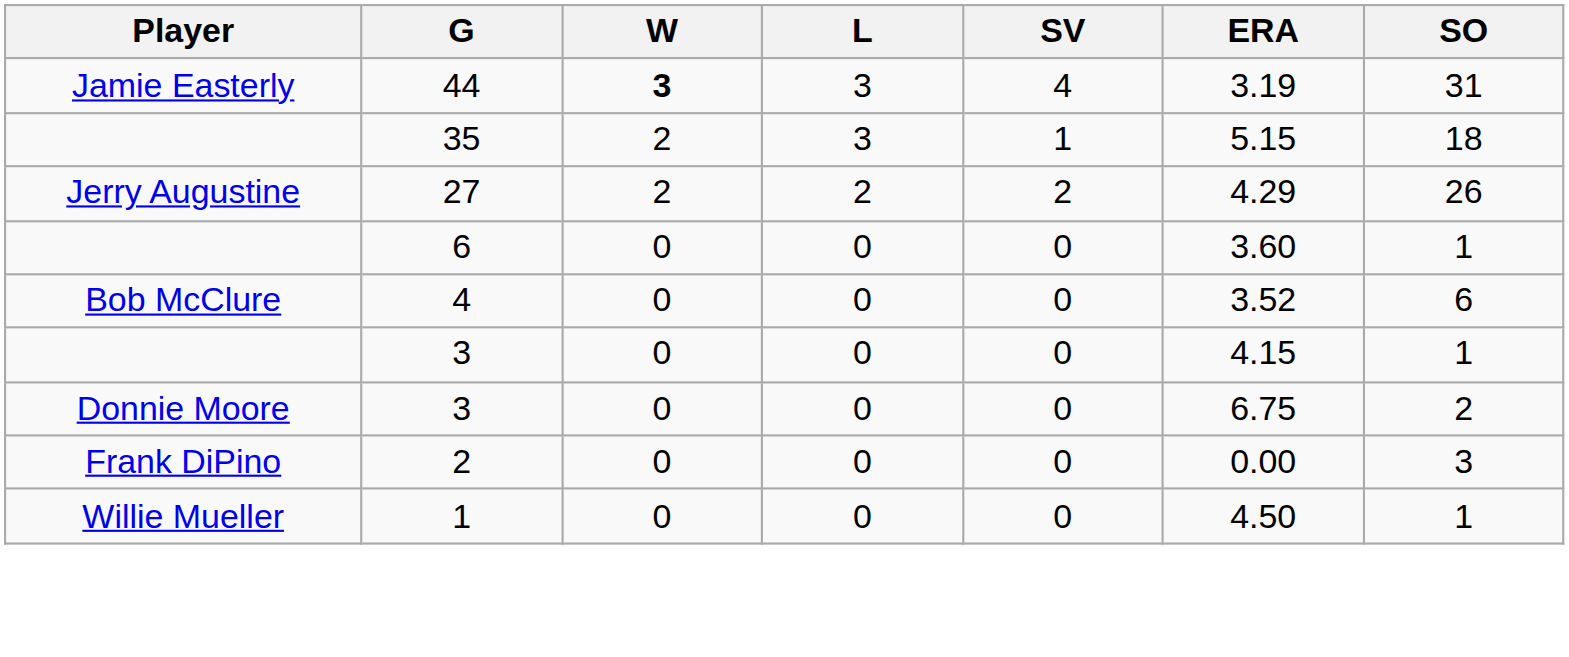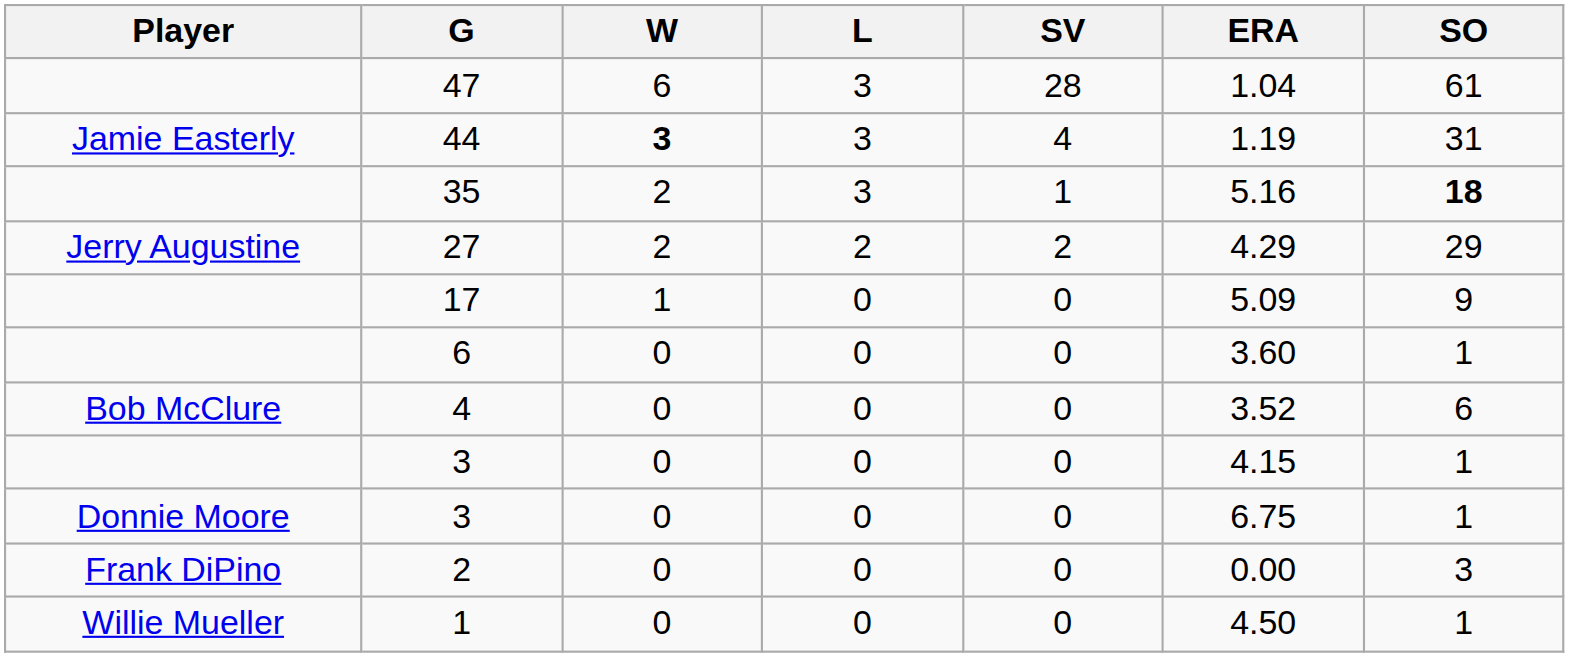+ row: (183, 86)
(1263, 85) 3.19 -> (1263, 138) 1.19
(1263, 138) 5.15 -> (1263, 192) 5.16
(1464, 138) normal -> (1464, 192) bold
(1464, 192) 26 -> (1464, 246) 29
+ row: (183, 301)
(1464, 407) 2 -> (1464, 515) 1
